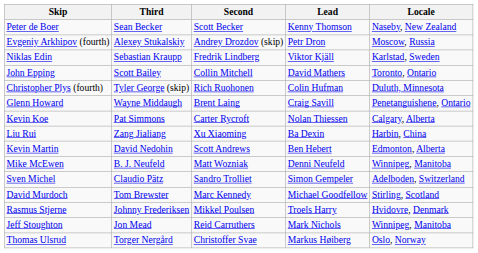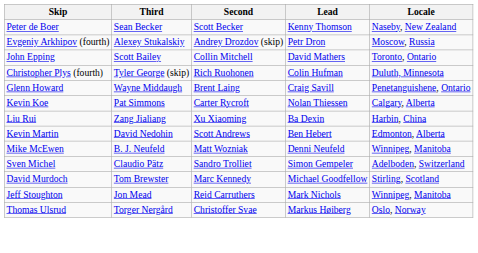- row: (29, 57)
- row: (37, 210)
